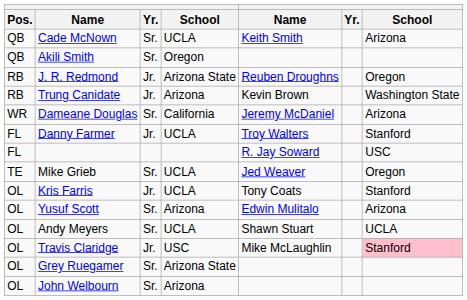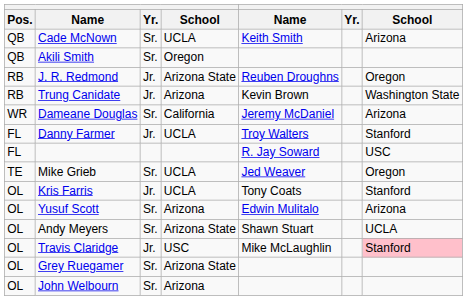(180, 228) UCLA -> (200, 228) Arizona State
